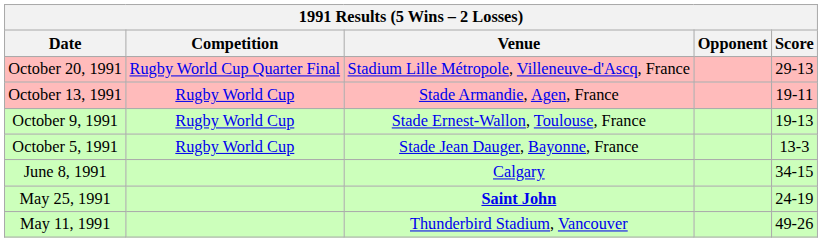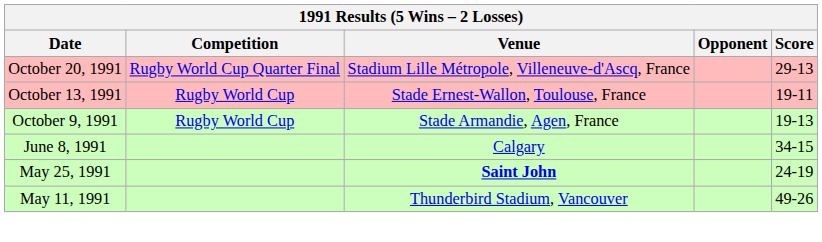(519, 95) Stade Armandie, Agen, France -> (519, 95) Stade Ernest-Wallon, Toulouse, France
(519, 120) Stade Ernest-Wallon, Toulouse, France -> (519, 120) Stade Armandie, Agen, France
- row: (65, 146)
